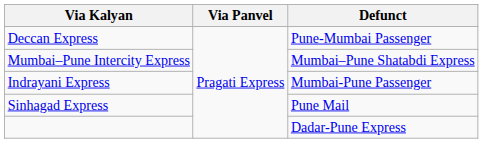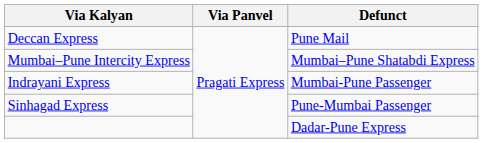(361, 37) Pune-Mumbai Passenger -> (320, 37) Pune Mail
(320, 104) Pune Mail -> (361, 104) Pune-Mumbai Passenger
